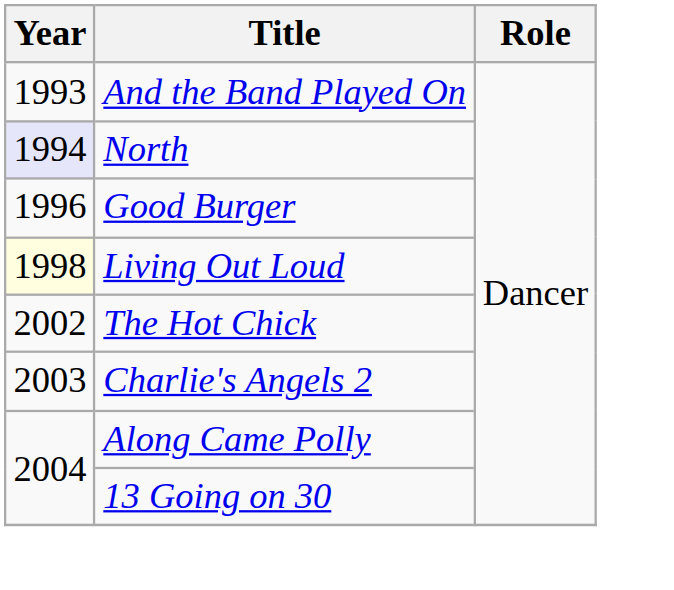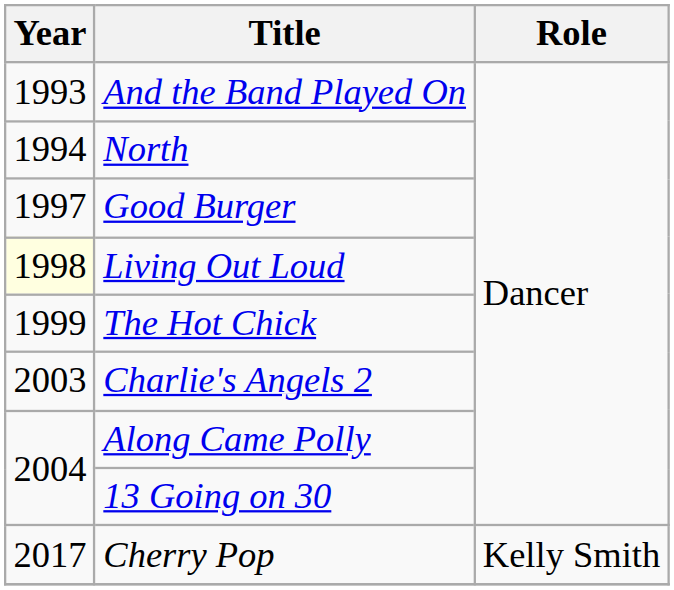(50, 149) lavender background -> (50, 149) no background
(50, 206) 1996 -> (50, 206) 1997
(50, 322) 2002 -> (50, 322) 1999
+ row: (189, 554)
